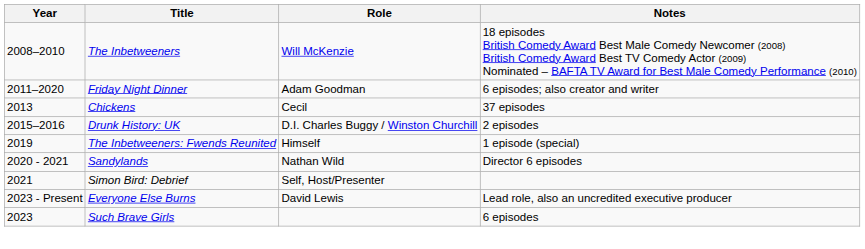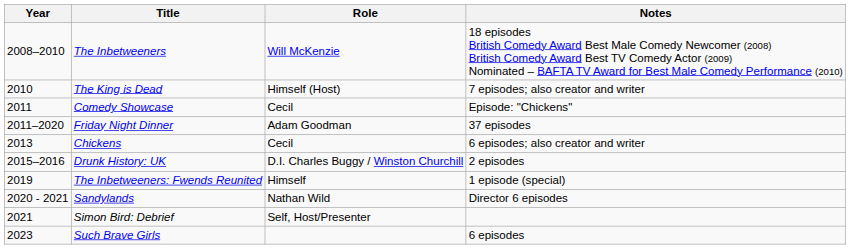+ row: (118, 89)
+ row: (123, 107)
(571, 89) 6 episodes; also creator and writer -> (500, 125) 37 episodes
(514, 107) 37 episodes -> (557, 143) 6 episodes; also creator and writer
- row: (142, 198)
